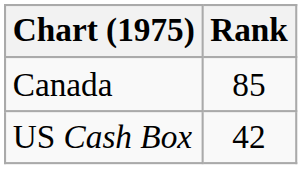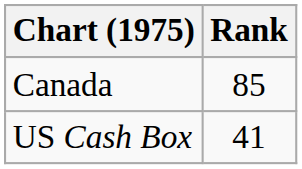(249, 136) 42 -> (249, 136) 41
